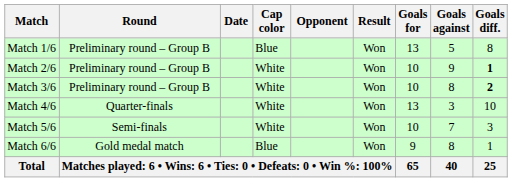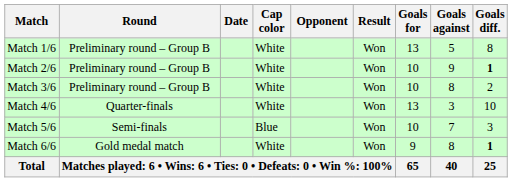(267, 47) Blue -> (270, 47) White
(490, 87) bold -> (490, 87) normal
(270, 126) White -> (267, 126) Blue
(267, 146) Blue -> (270, 146) White
(490, 146) normal -> (490, 146) bold
